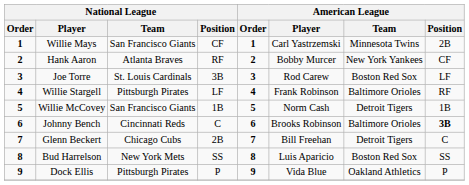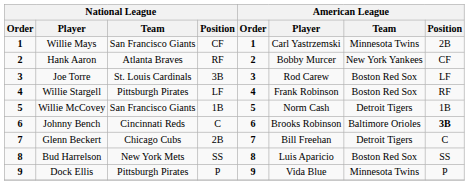(384, 92) Baltimore Orioles -> (384, 92) Boston Red Sox
(384, 172) Oakland Athletics -> (384, 172) Minnesota Twins
